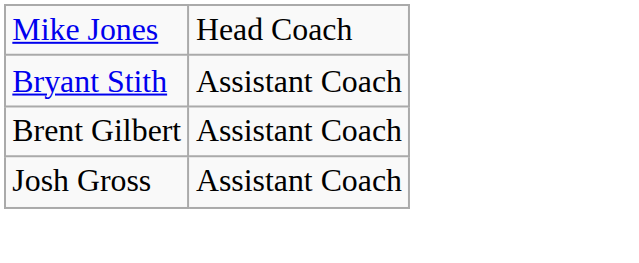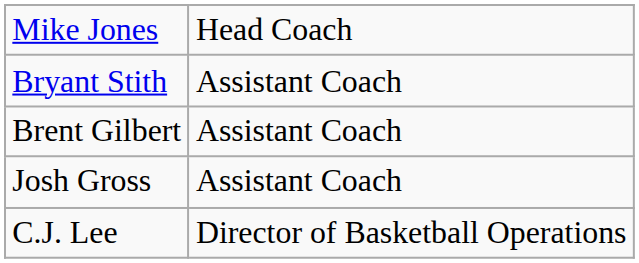+ row: (65, 231)
